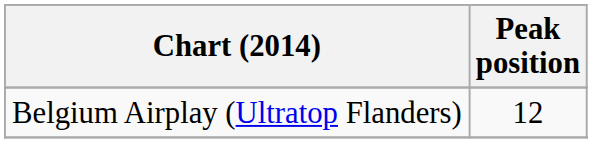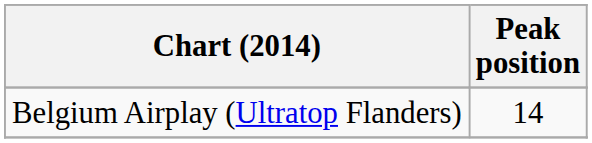(528, 112) 12 -> (528, 112) 14
